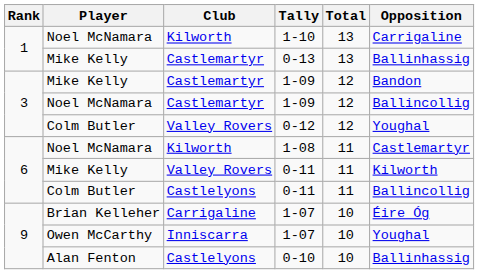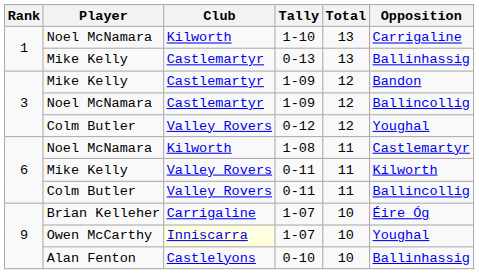(211, 192) Castlelyons -> (219, 192) Valley Rovers
(207, 236) no background -> (207, 236) lightyellow background
